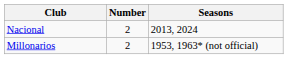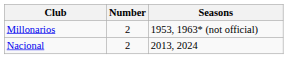rows swapped: (31, 45) <-> (25, 29)
